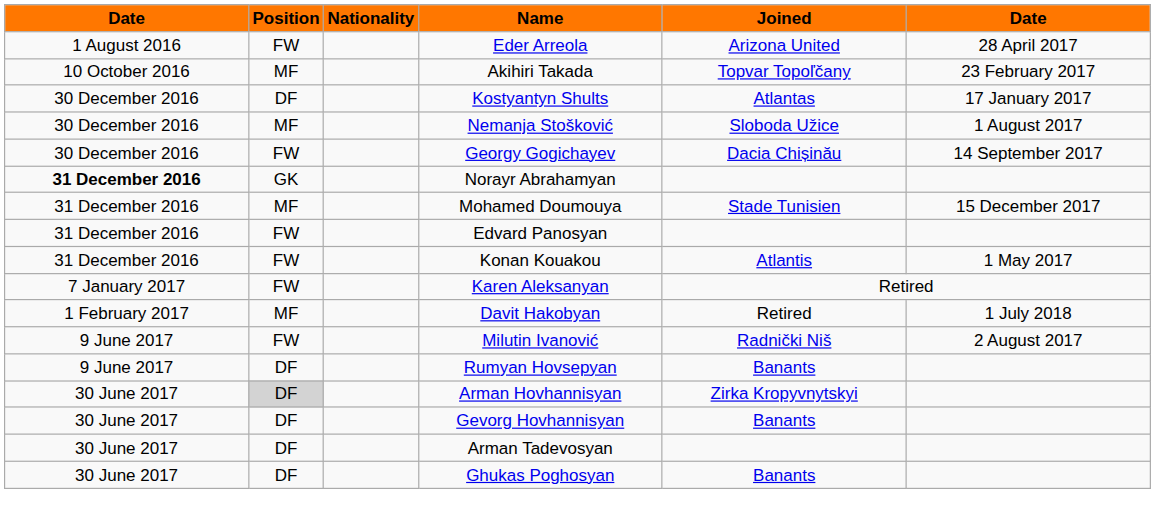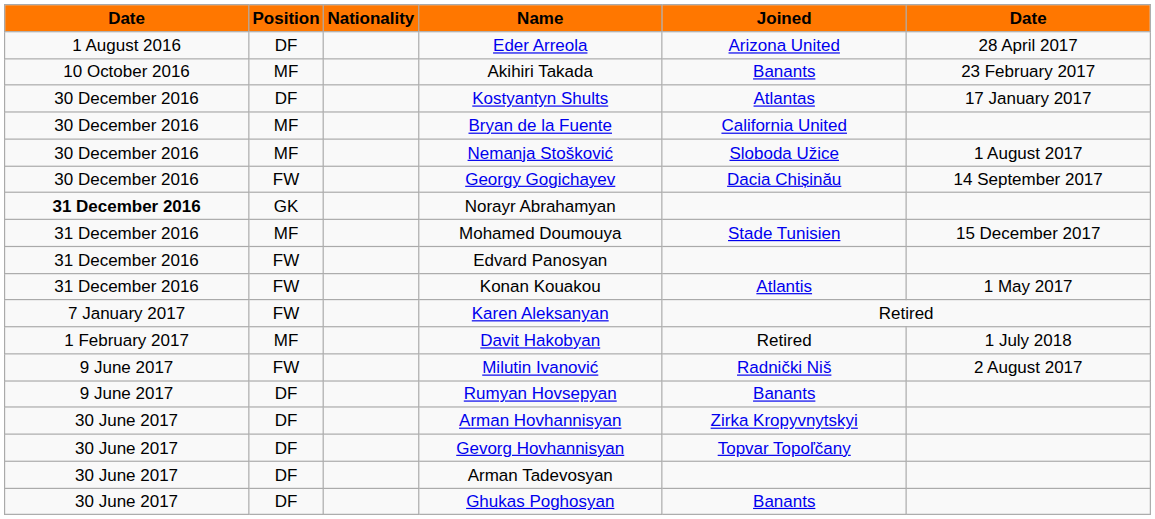(286, 45) FW -> (286, 45) DF
(784, 72) Topvar Topoľčany -> (784, 72) Banants
+ row: (540, 126)
(286, 394) lightgrey background -> (286, 421) no background
(784, 421) Banants -> (784, 448) Topvar Topoľčany
